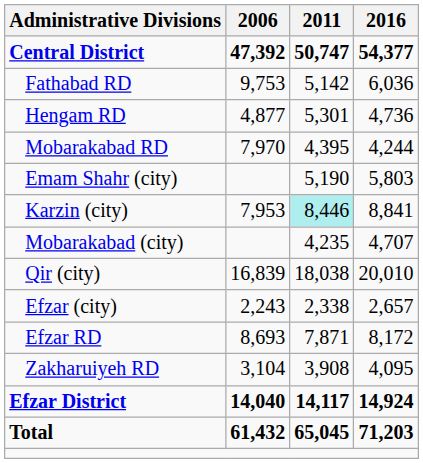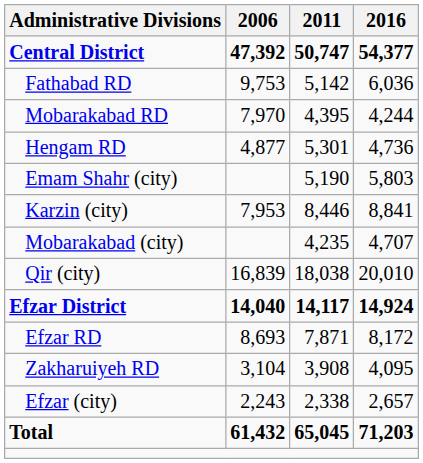rows swapped: (76, 115) <-> (97, 147)
(327, 210) paleturquoise background -> (327, 210) no background
rows swapped: (68, 400) <-> (71, 305)
